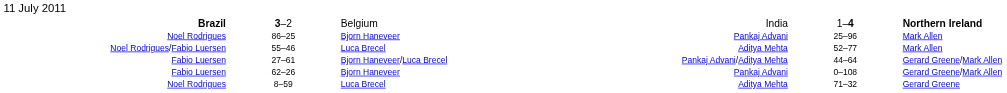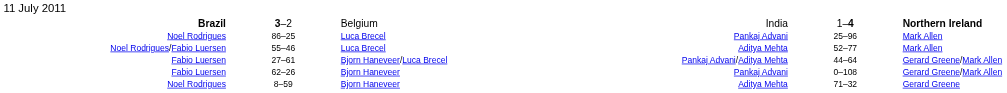(370, 36) Bjorn Haneveer -> (363, 36) Luca Brecel
(363, 84) Luca Brecel -> (370, 84) Bjorn Haneveer
